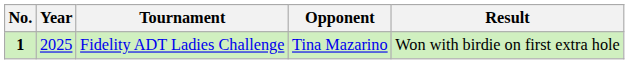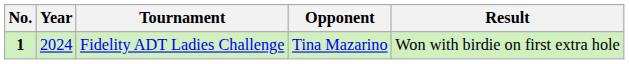(56, 45) 2025 -> (56, 45) 2024
